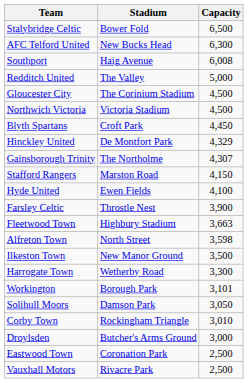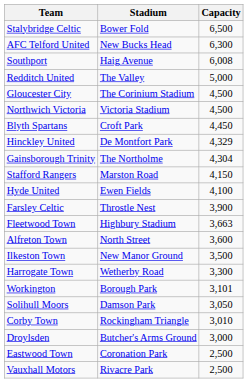(221, 158) 4,307 -> (221, 158) 4,304
(221, 239) 3,598 -> (221, 239) 3,600
